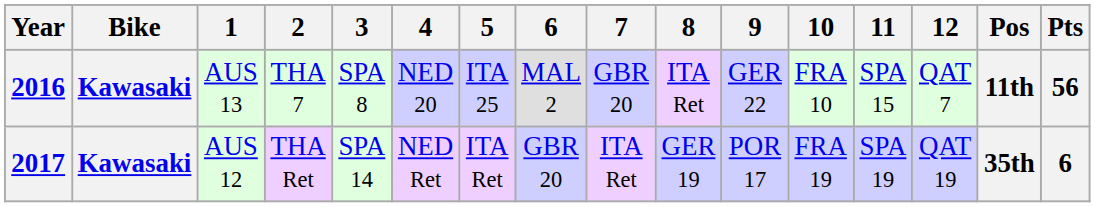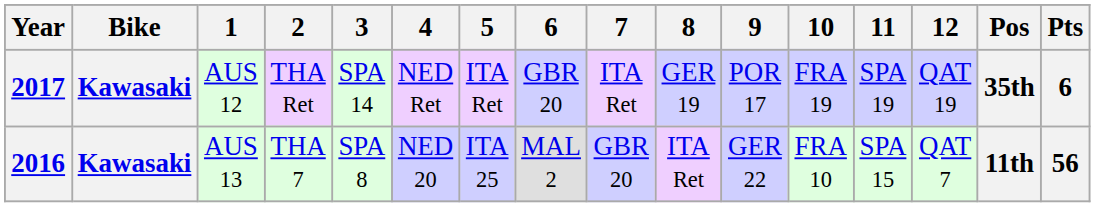rows swapped: (38, 87) <-> (38, 163)
